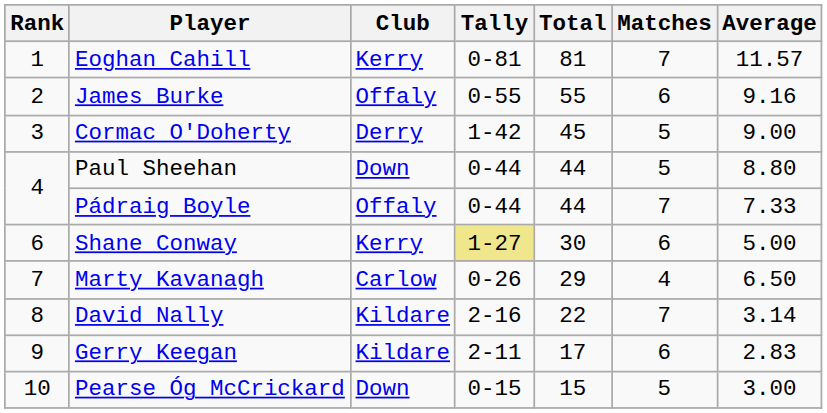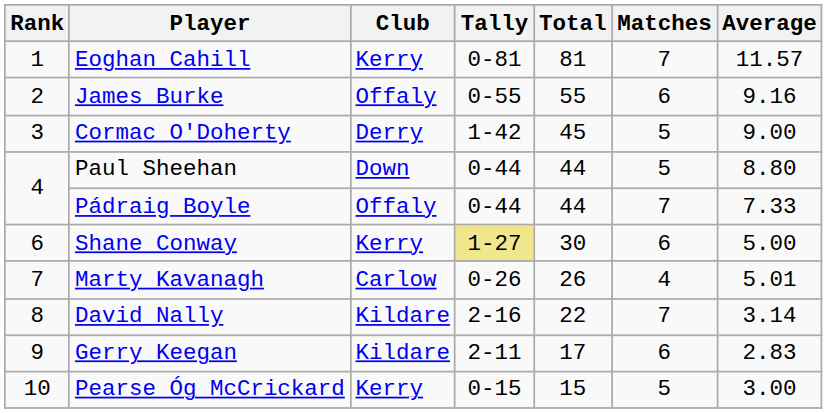(573, 280) 29 -> (573, 280) 26
(770, 280) 6.50 -> (770, 280) 5.01
(383, 390) Down -> (389, 390) Kerry
